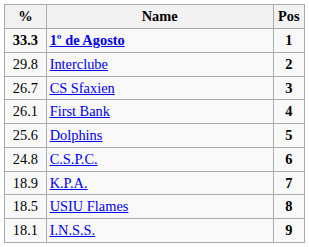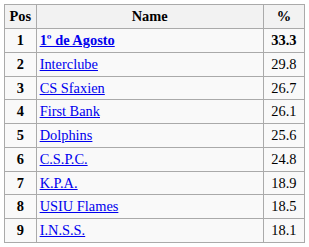columns swapped: (289, 16) <-> (25, 16)
